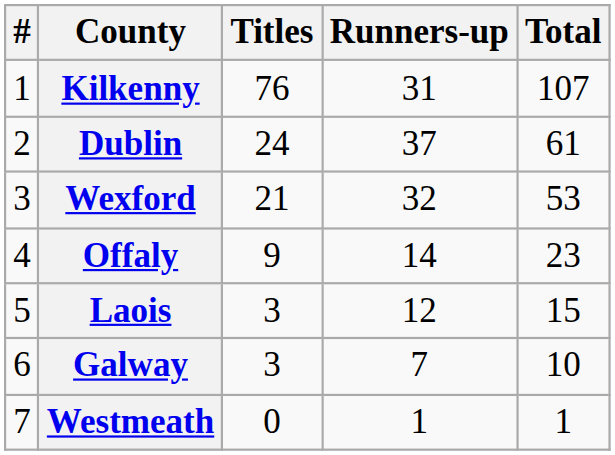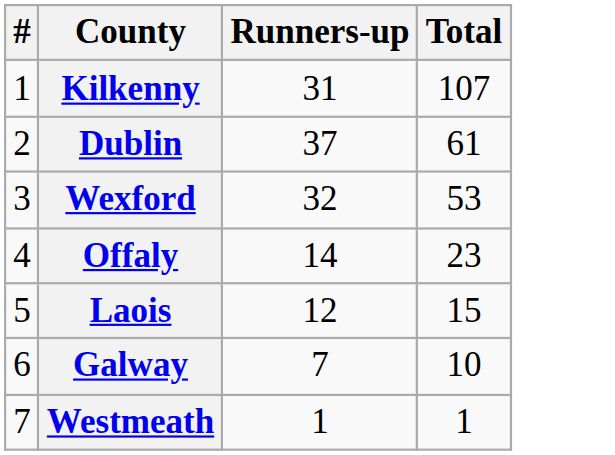- column: (272, 32)
